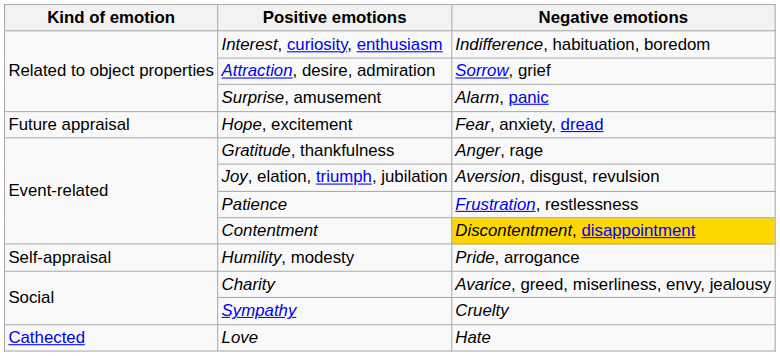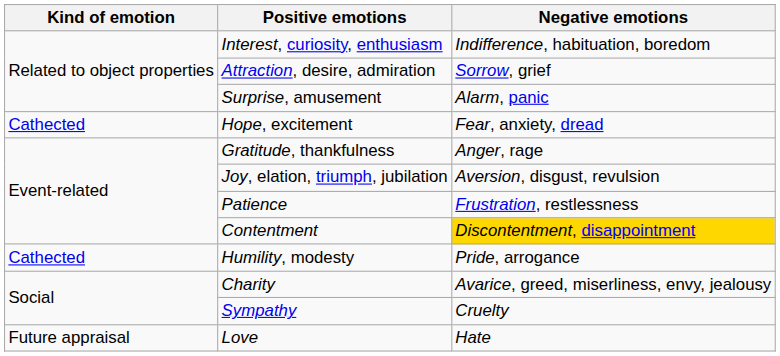(69, 124) Future appraisal -> (47, 124) Cathected
(60, 257) Self-appraisal -> (47, 257) Cathected
(47, 337) Cathected -> (69, 337) Future appraisal
